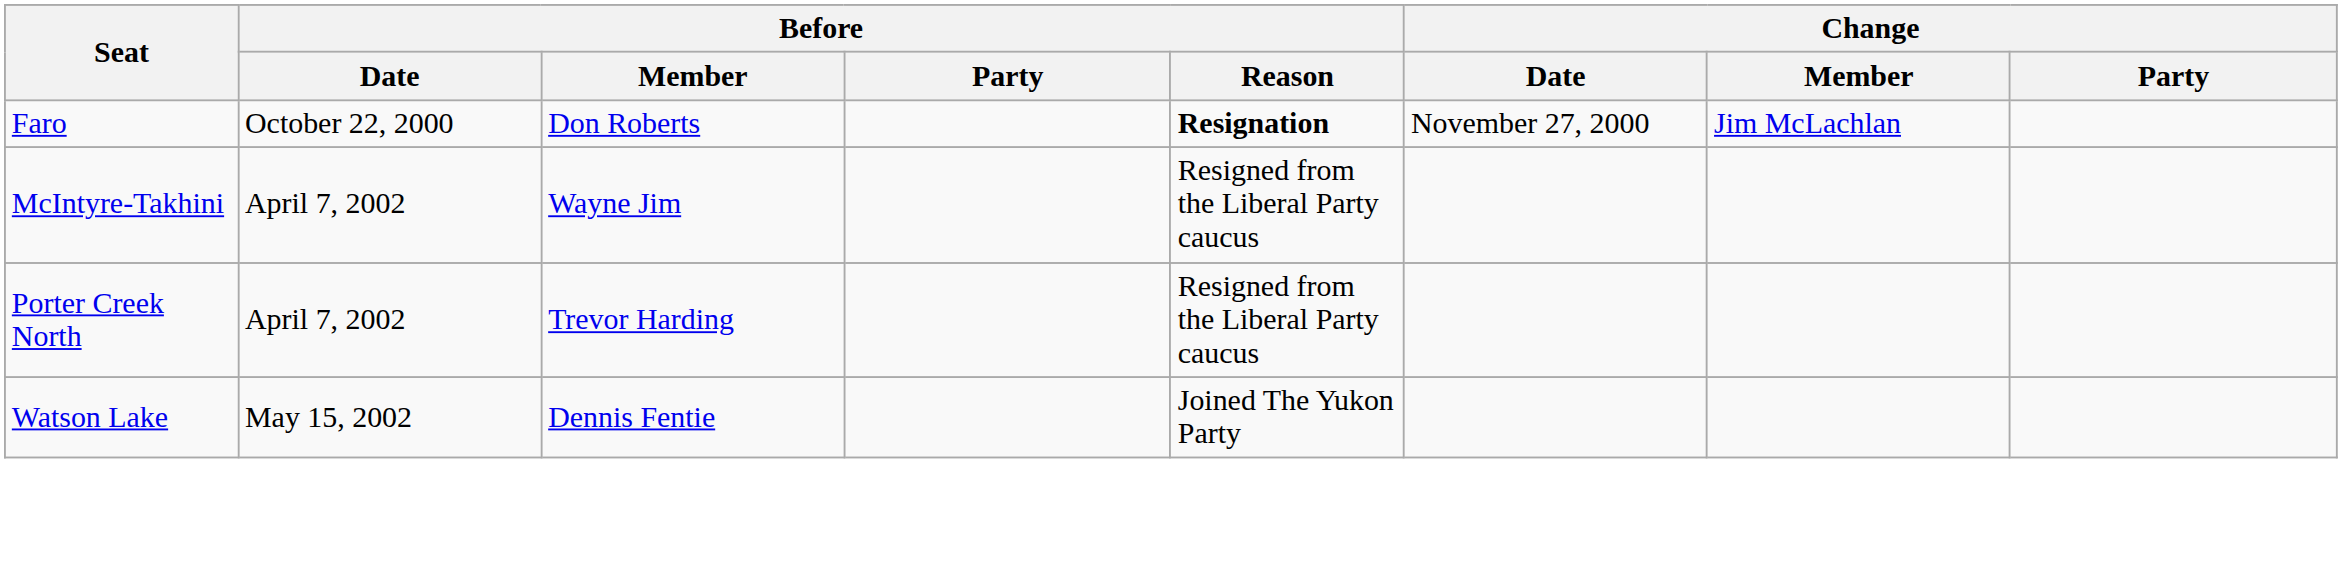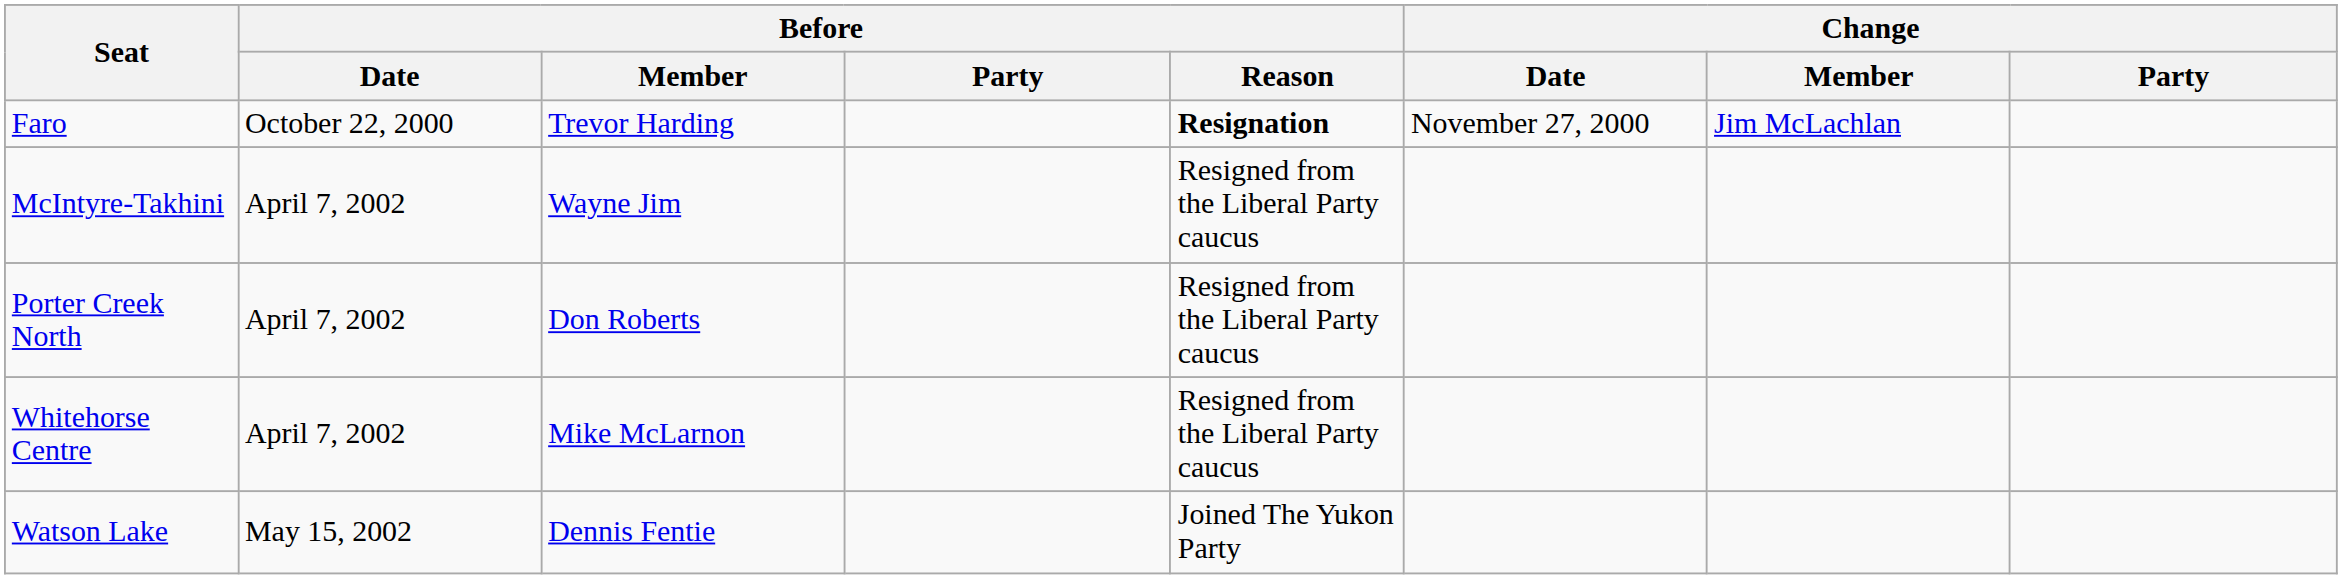(624, 123) Don Roberts -> (641, 123) Trevor Harding
(641, 319) Trevor Harding -> (624, 319) Don Roberts
+ row: (81, 433)
